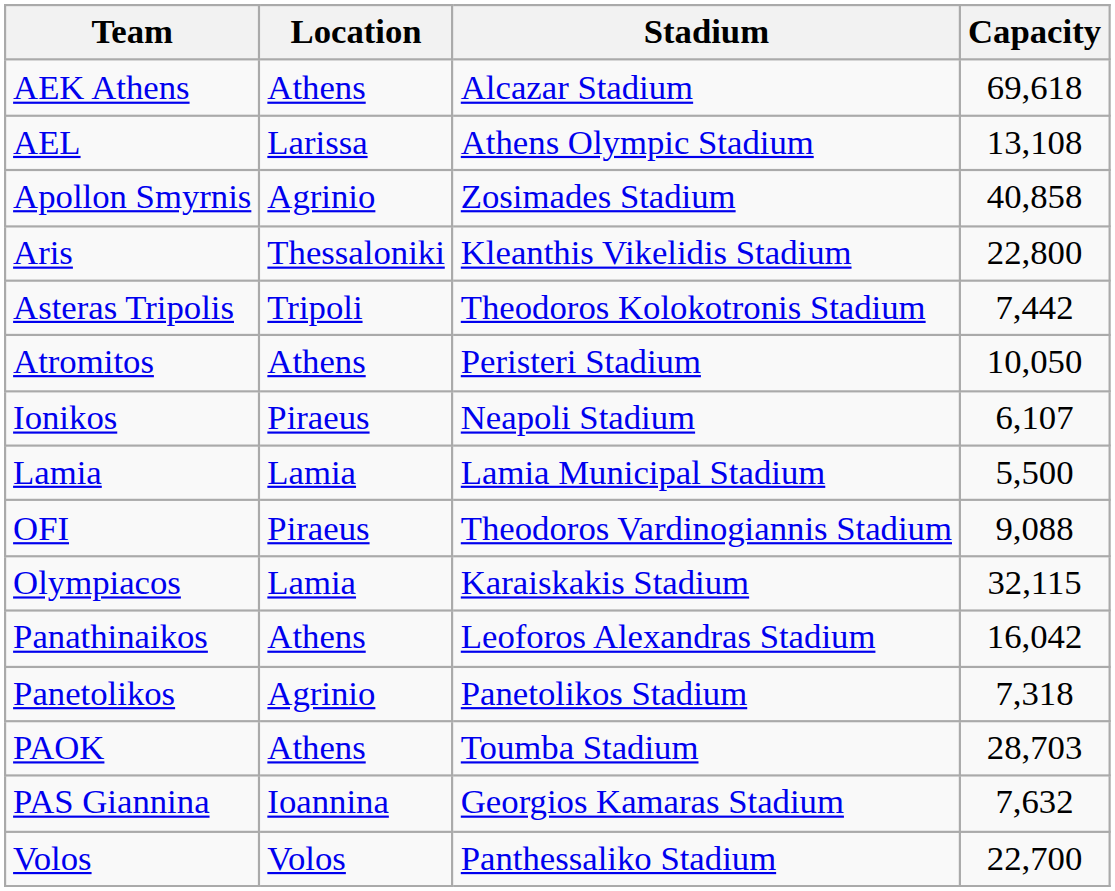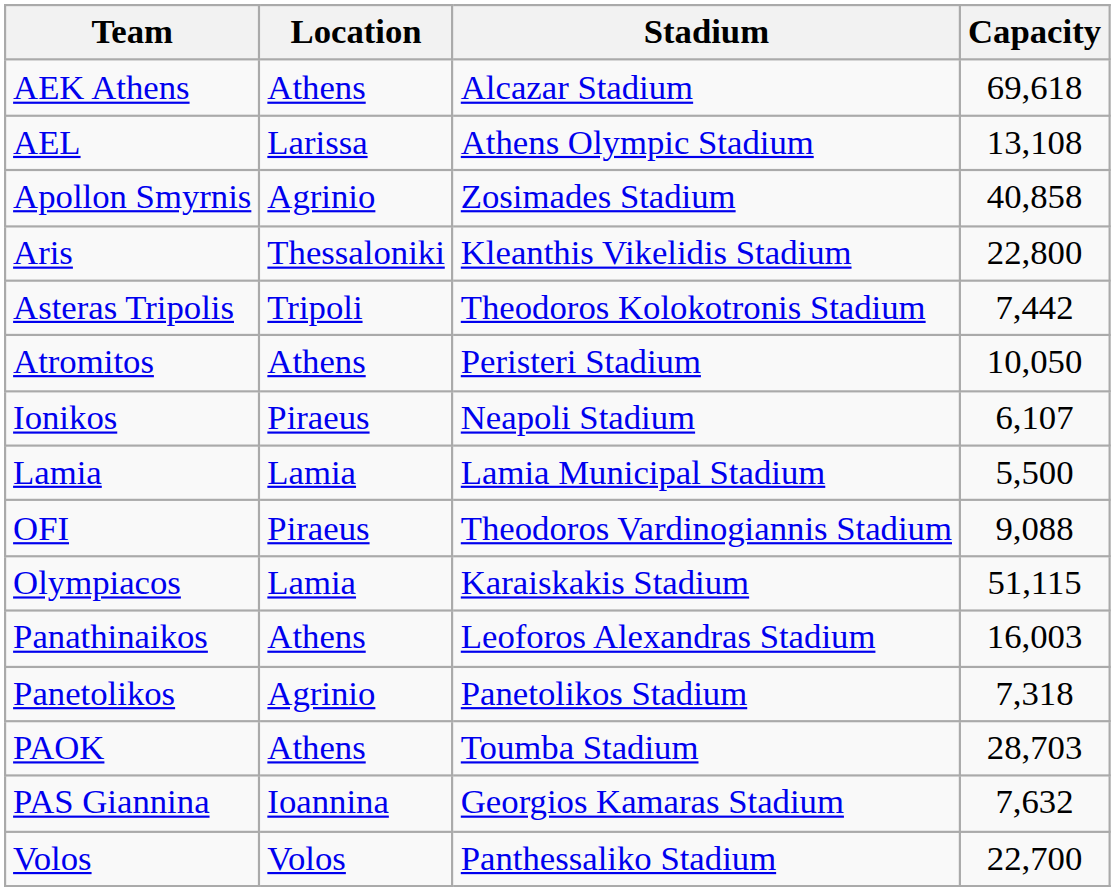(1035, 582) 32,115 -> (1035, 582) 51,115
(1035, 637) 16,042 -> (1035, 637) 16,003
